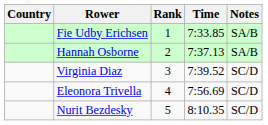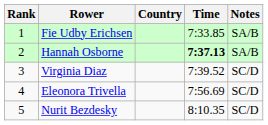columns swapped: (168, 14) <-> (29, 14)
(206, 52) normal -> (206, 52) bold
